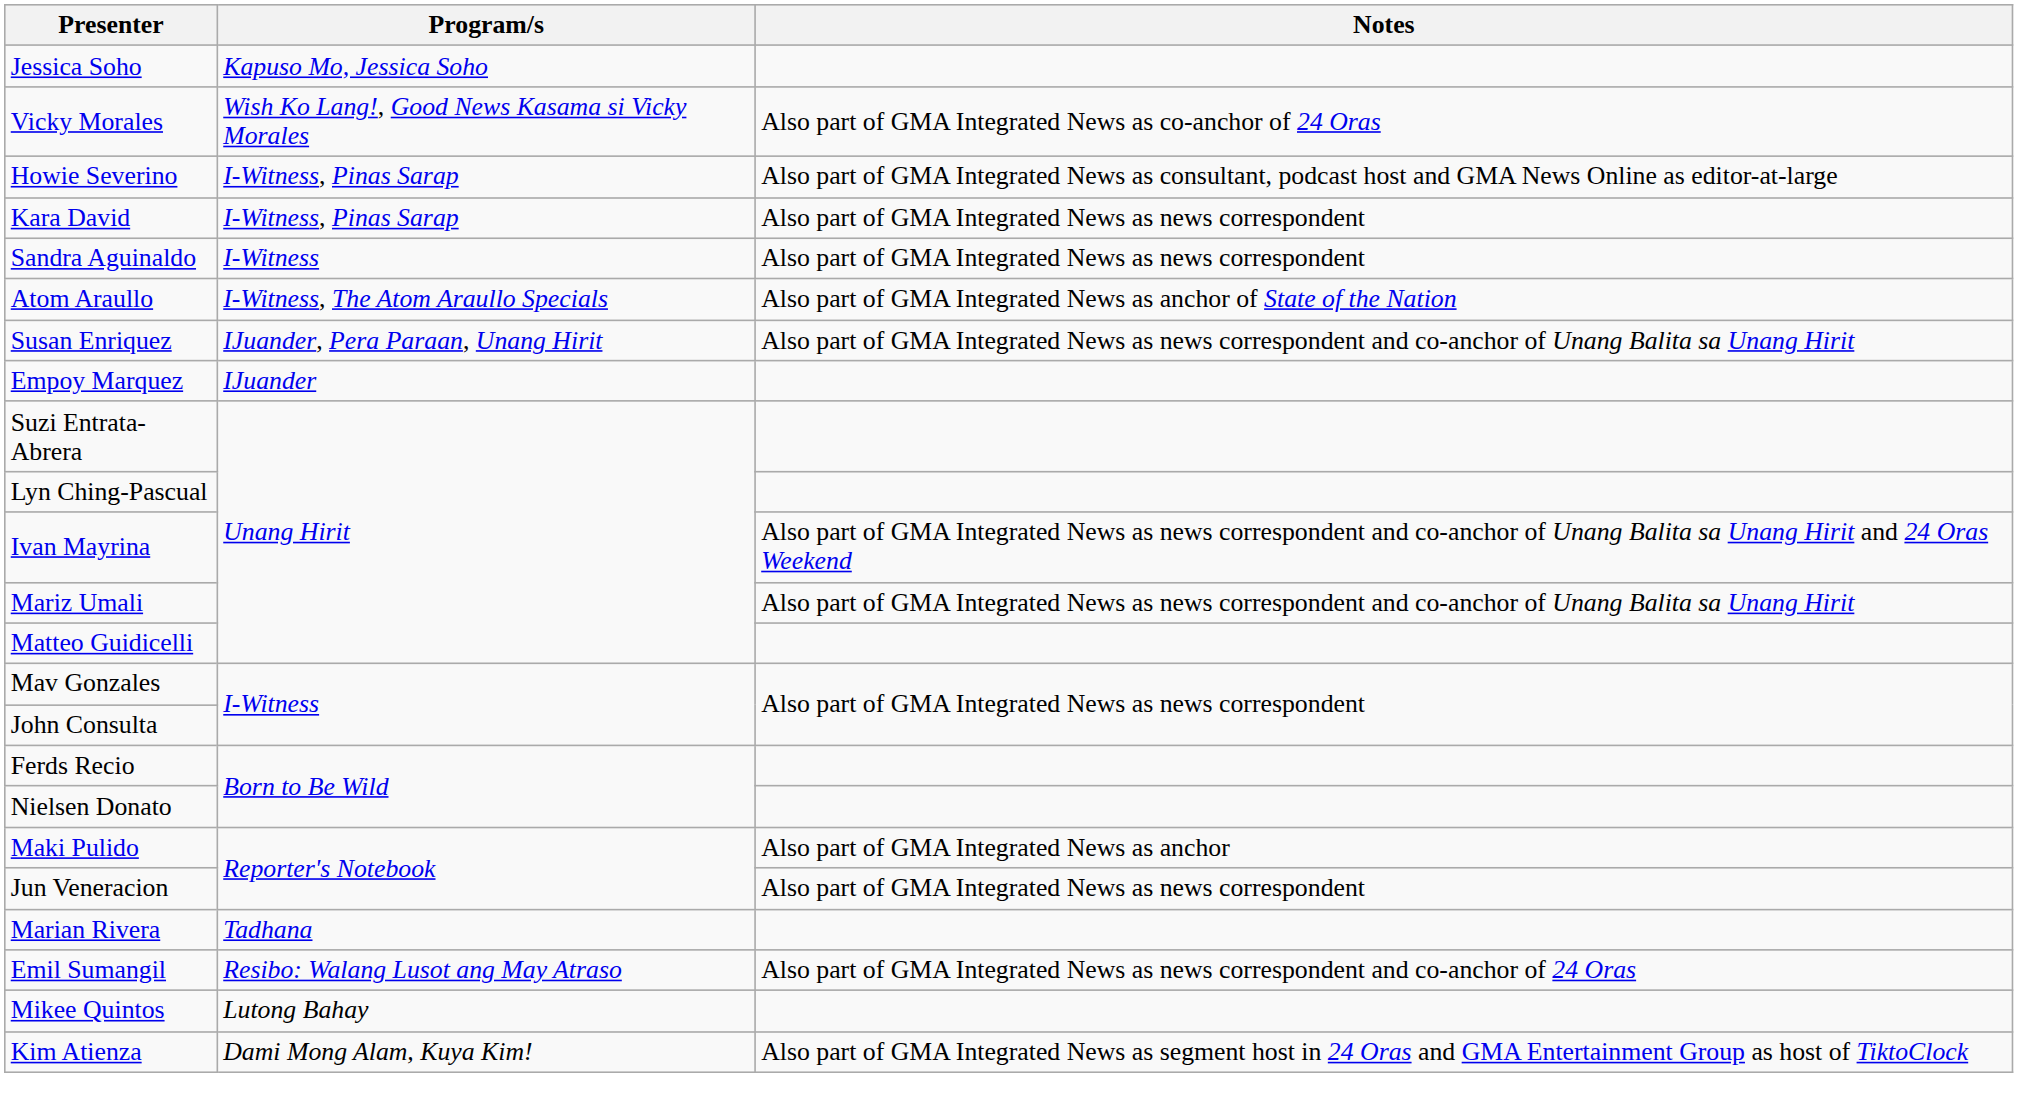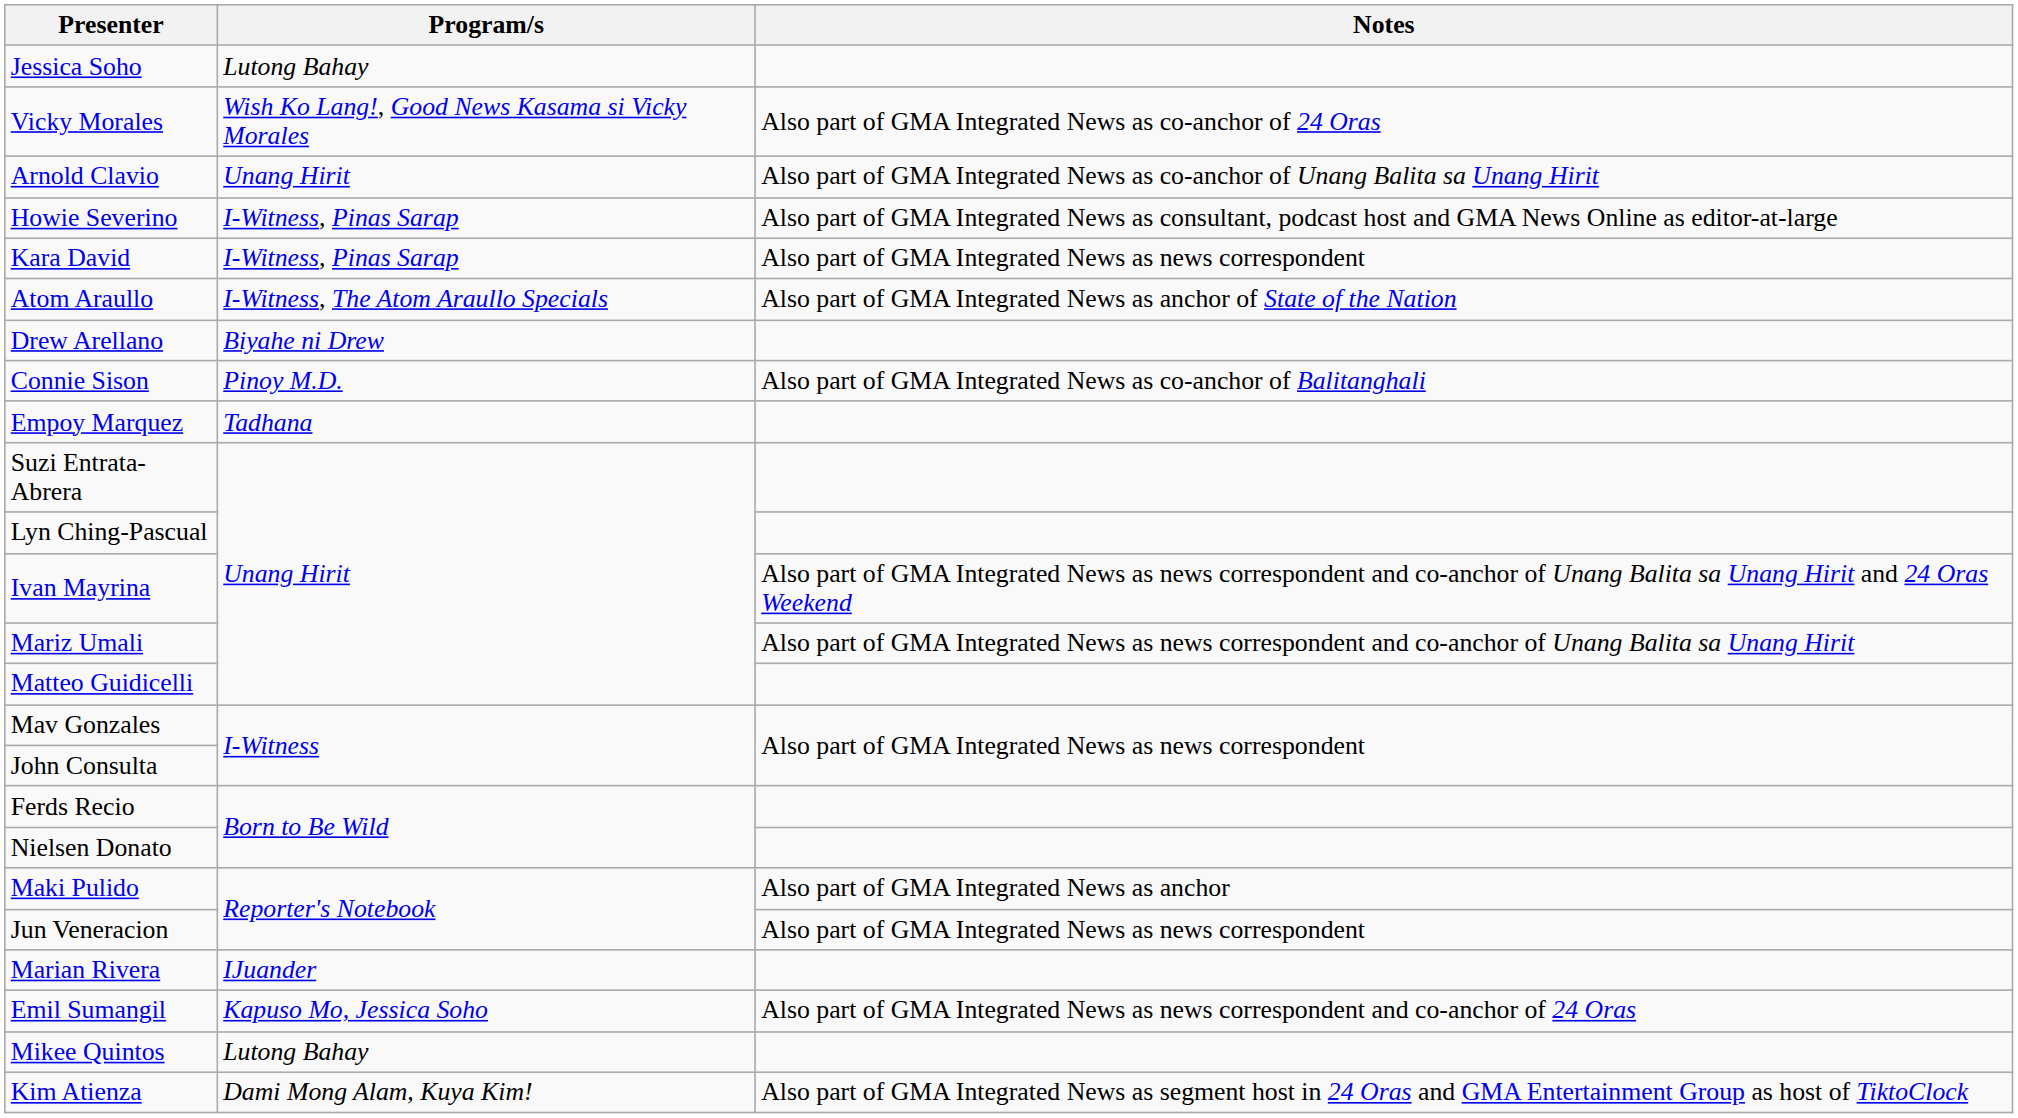(356, 65) Kapuso Mo, Jessica Soho -> (296, 65) Lutong Bahay
+ row: (85, 176)
- row: (103, 258)
+ row: (87, 339)
+ row: (80, 380)
- row: (91, 339)
(270, 380) IJuander -> (268, 421) Tadhana
(268, 928) Tadhana -> (270, 969) IJuander
(423, 969) Resibo: Walang Lusot ang May Atraso -> (356, 1010) Kapuso Mo, Jessica Soho
